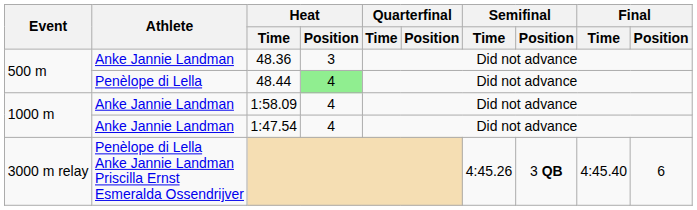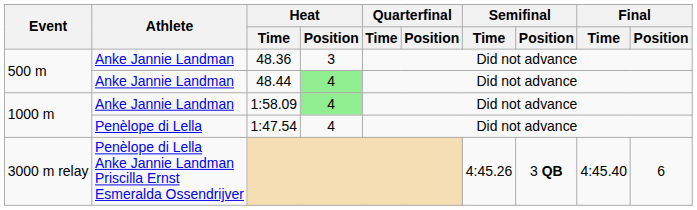(149, 82) Penèlope di Lella -> (164, 82) Anke Jannie Landman
(331, 104) no background -> (331, 104) lightgreen background
(164, 126) Anke Jannie Landman -> (149, 126) Penèlope di Lella
